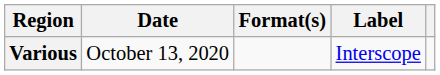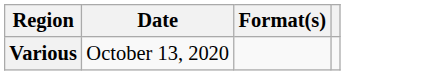- column: (378, 20)
